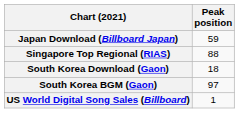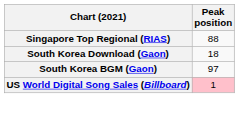- row: (98, 38)
(213, 100) no background -> (213, 85) pink background
